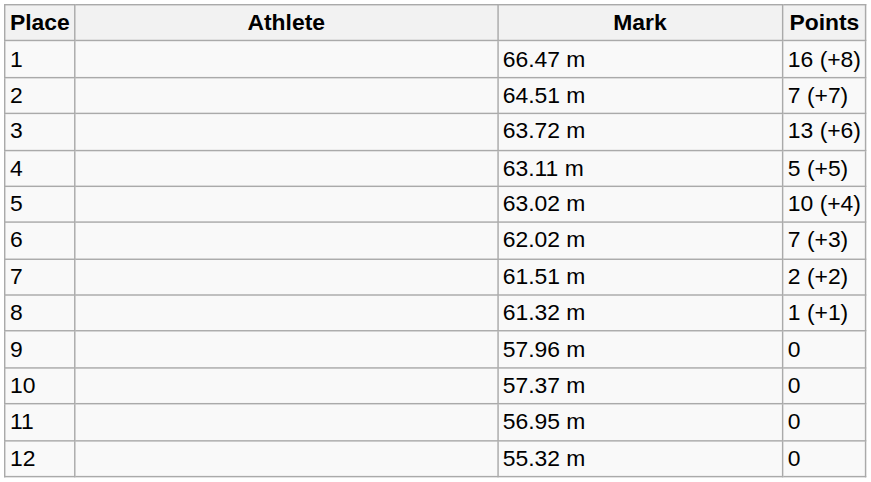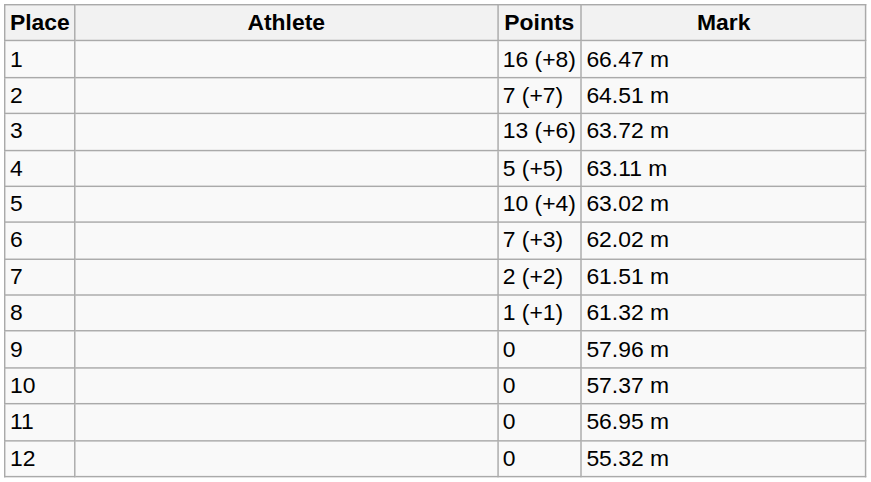columns swapped: (640, 22) <-> (824, 22)
